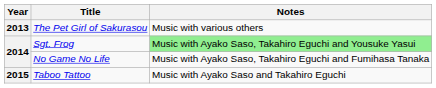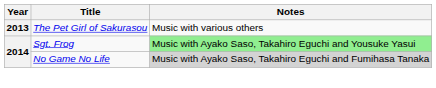(291, 59) no background -> (291, 59) lightgrey background
- row: (62, 75)
